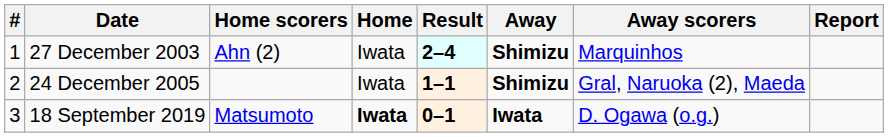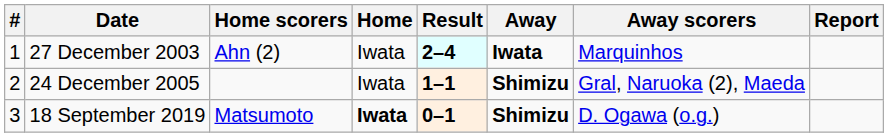(531, 52) Shimizu -> (517, 52) Iwata
(517, 115) Iwata -> (531, 115) Shimizu
